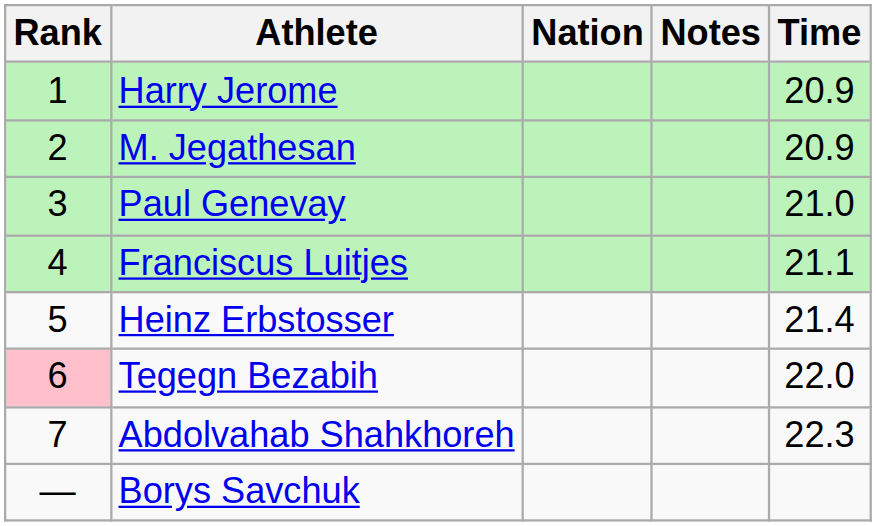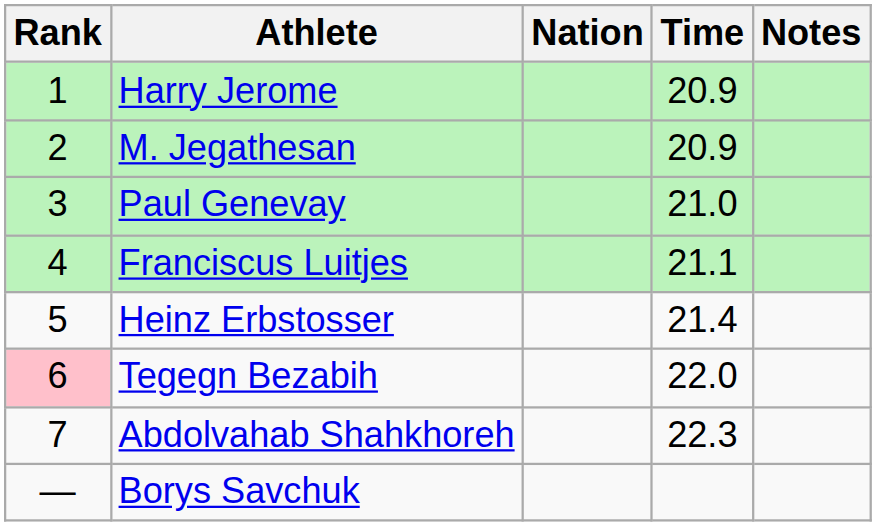columns swapped: (819, 33) <-> (711, 33)
